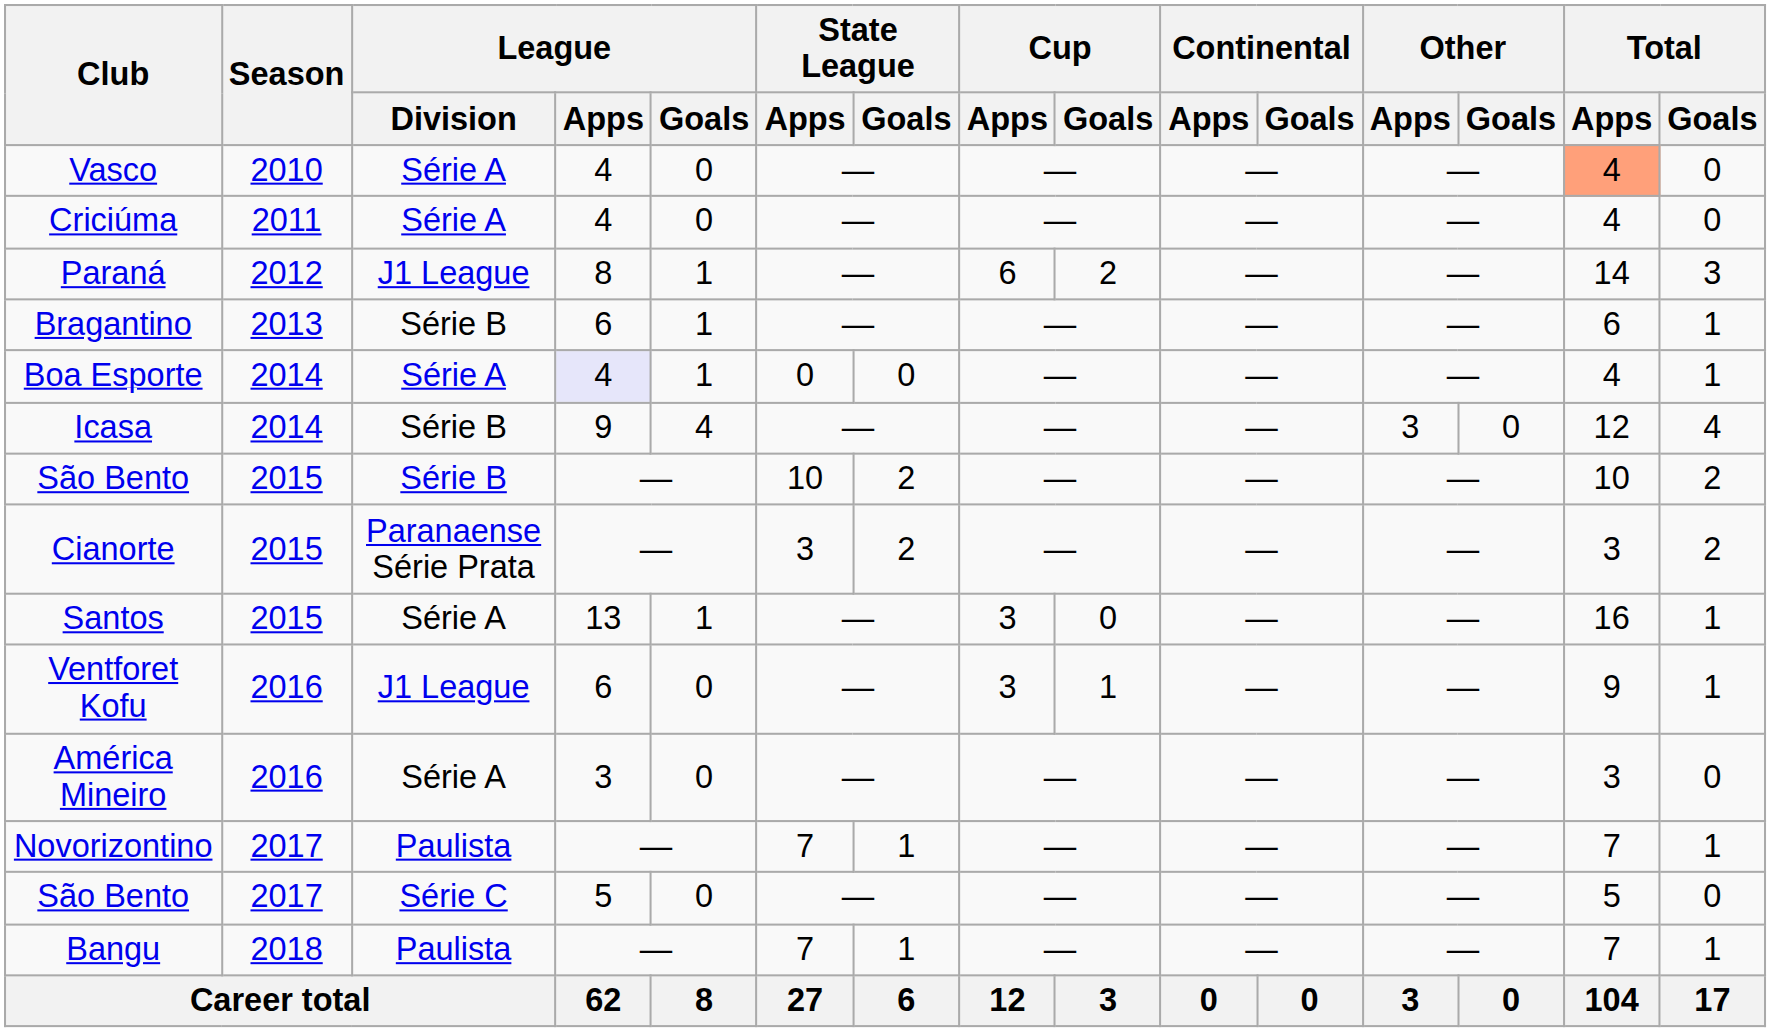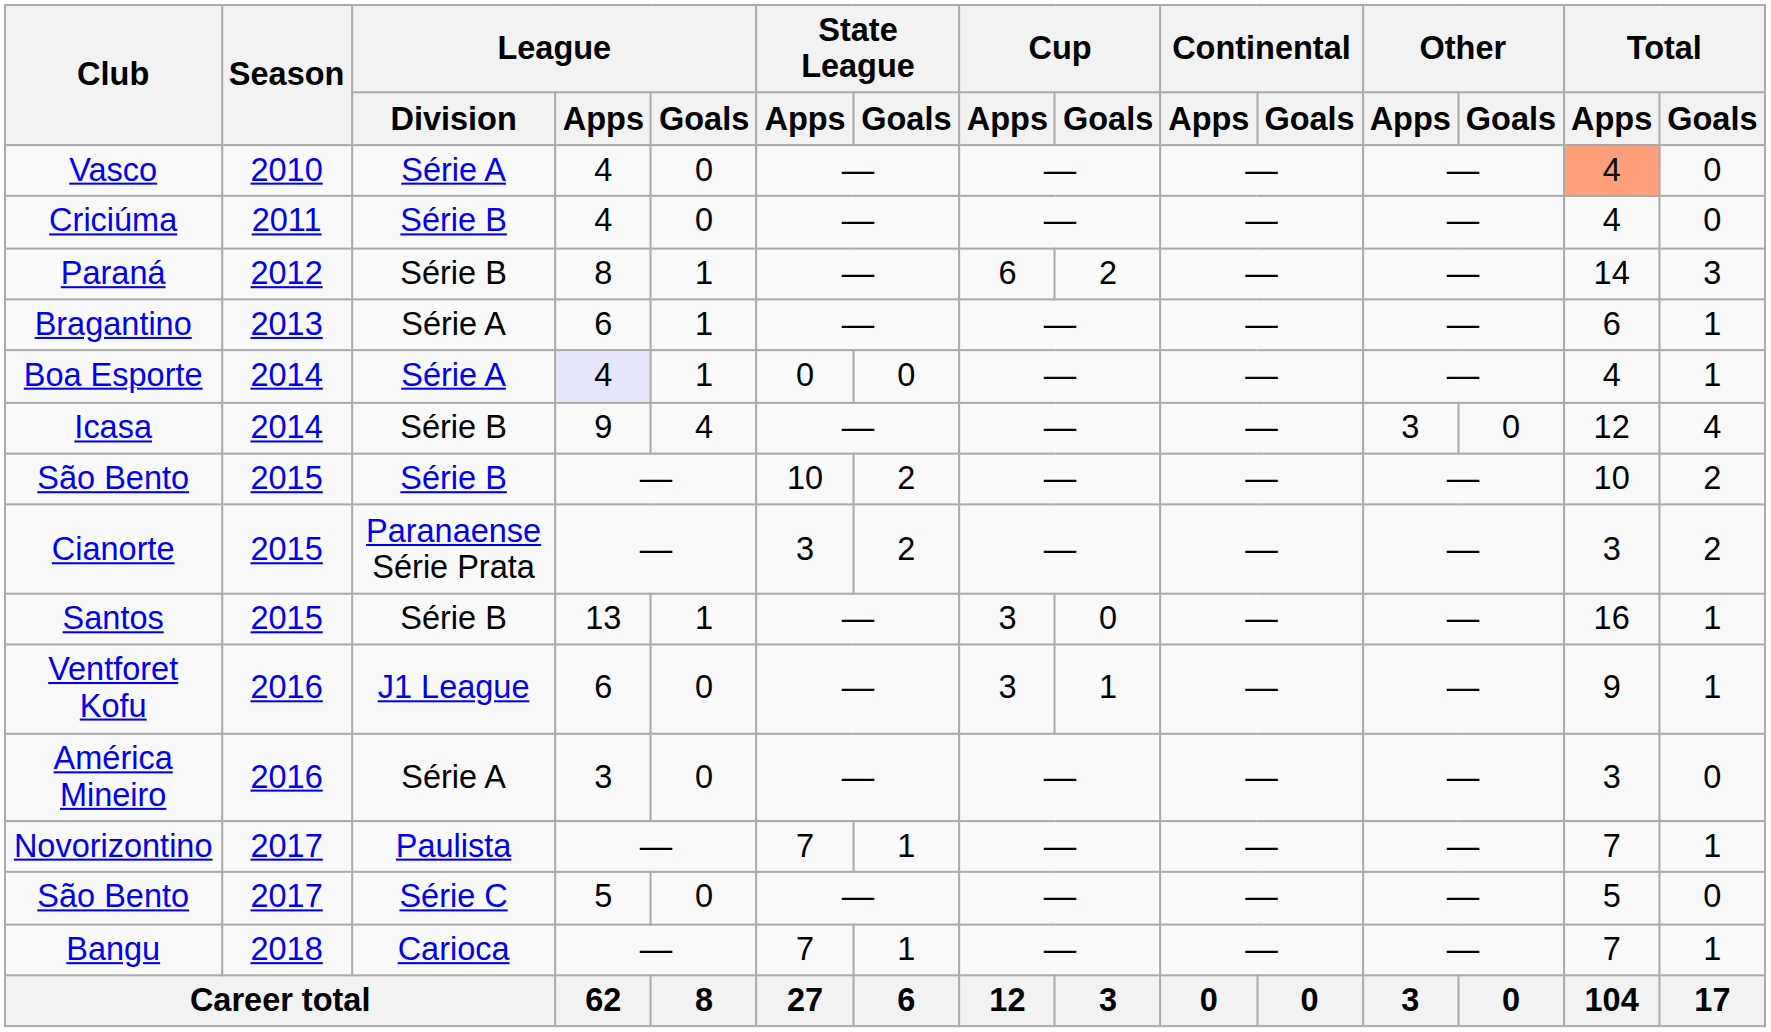(454, 221) Série A -> (454, 221) Série B
(454, 272) J1 League -> (454, 272) Série B
(454, 324) Série B -> (454, 324) Série A
(454, 618) Série A -> (454, 618) Série B
(454, 949) Paulista -> (454, 949) Carioca
